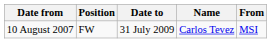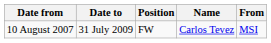columns swapped: (147, 12) <-> (97, 12)
